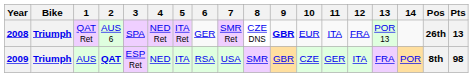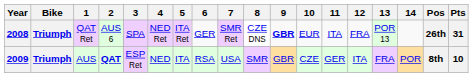(458, 33) 13 -> (458, 33) 31
(458, 60) 98 -> (458, 60) 10
